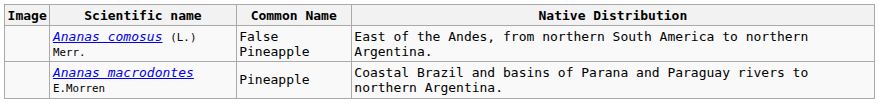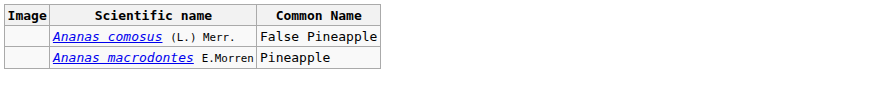- column: (613, 15)
